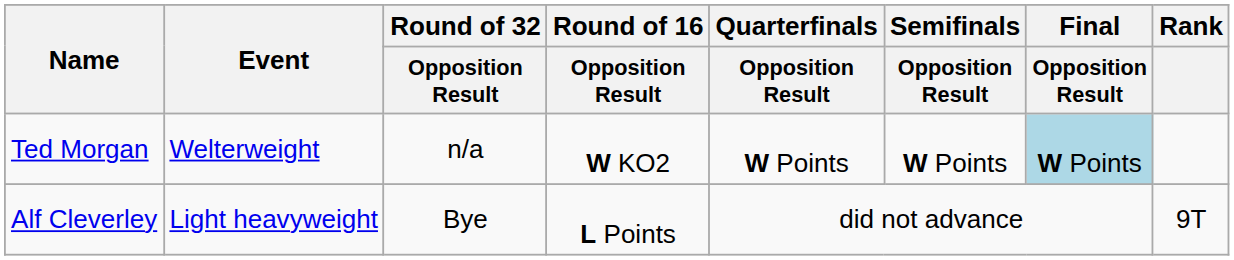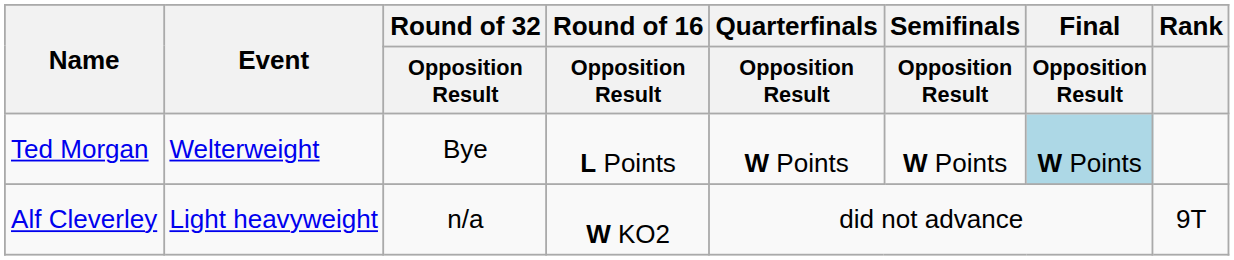(465, 150) n/a -> (465, 150) Bye
(628, 164) W KO2 -> (628, 164) L Points
(465, 220) Bye -> (465, 220) n/a
(628, 234) L Points -> (628, 234) W KO2
